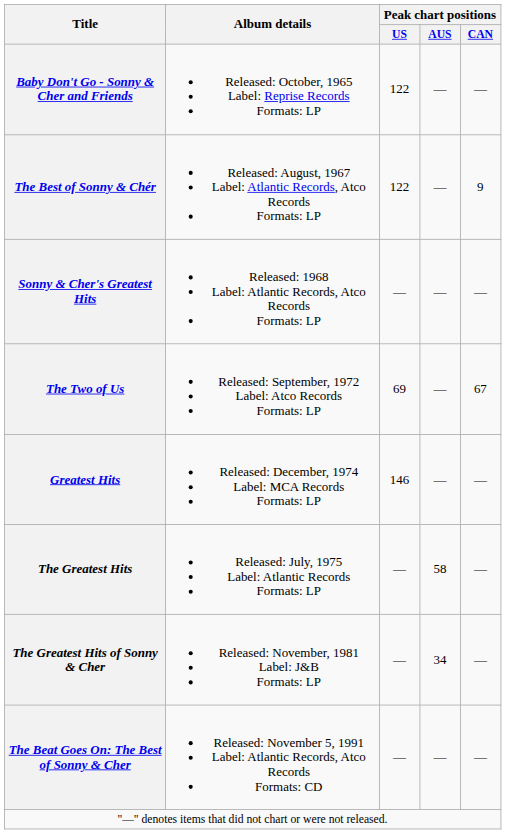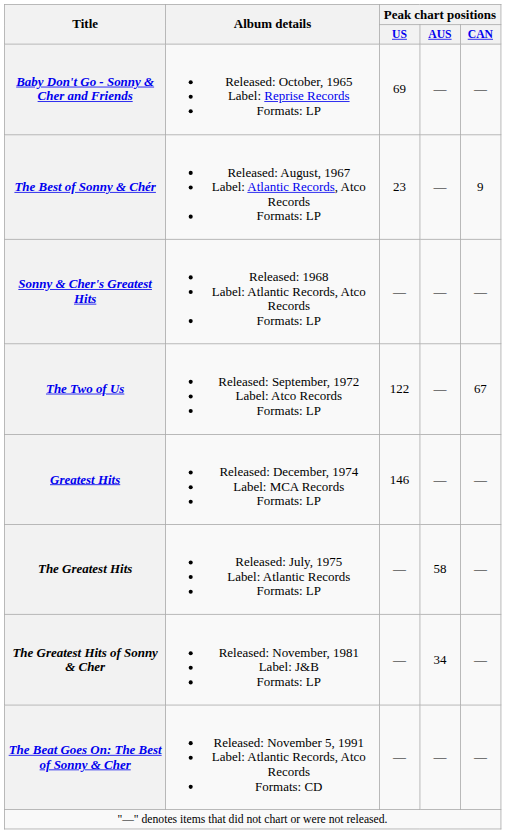(399, 89) 122 -> (399, 89) 69
(399, 186) 122 -> (399, 186) 23
(399, 389) 69 -> (399, 389) 122
